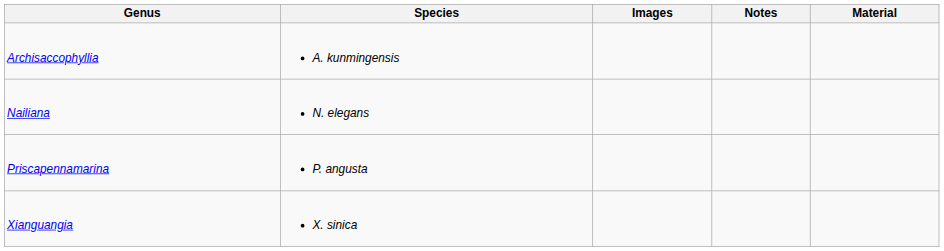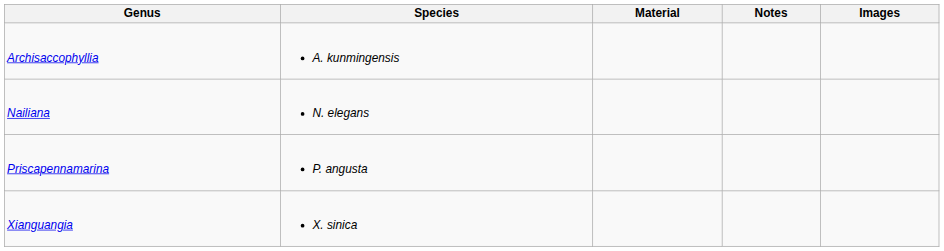columns swapped: (875, 13) <-> (652, 13)
